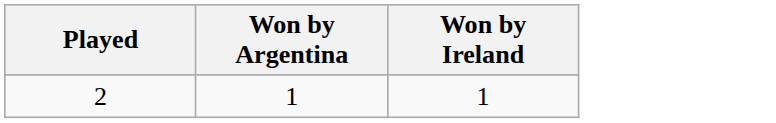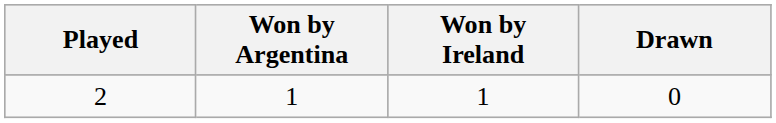+ column: (674, 39)
